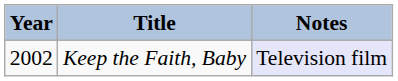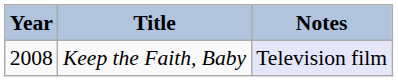(31, 58) 2002 -> (31, 58) 2008
